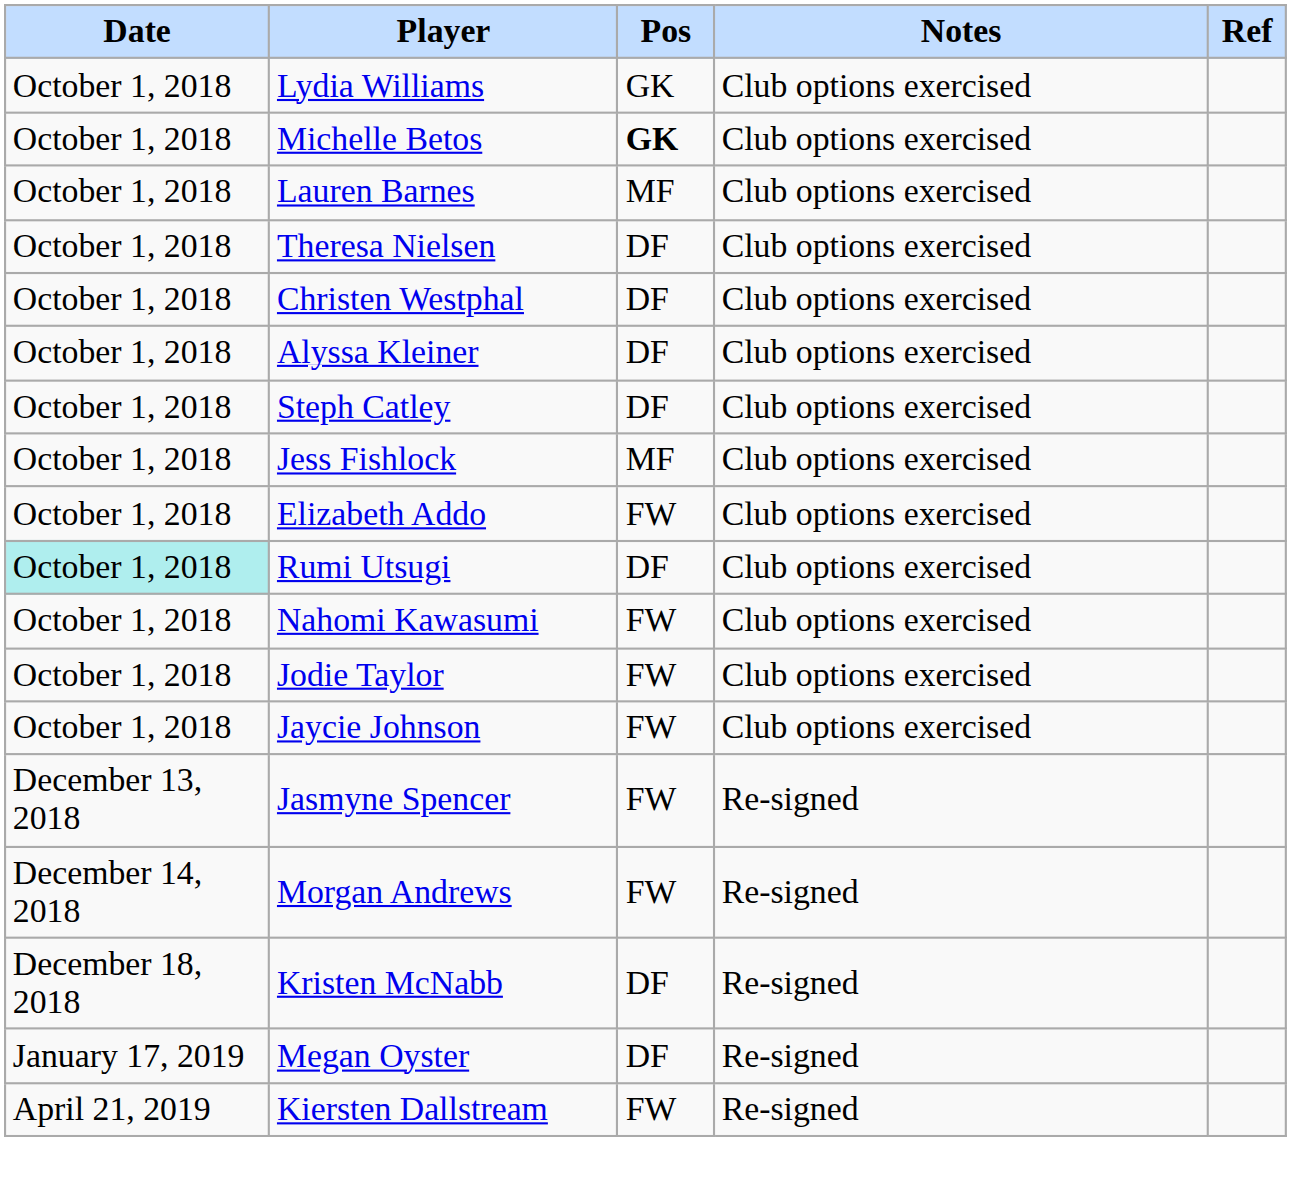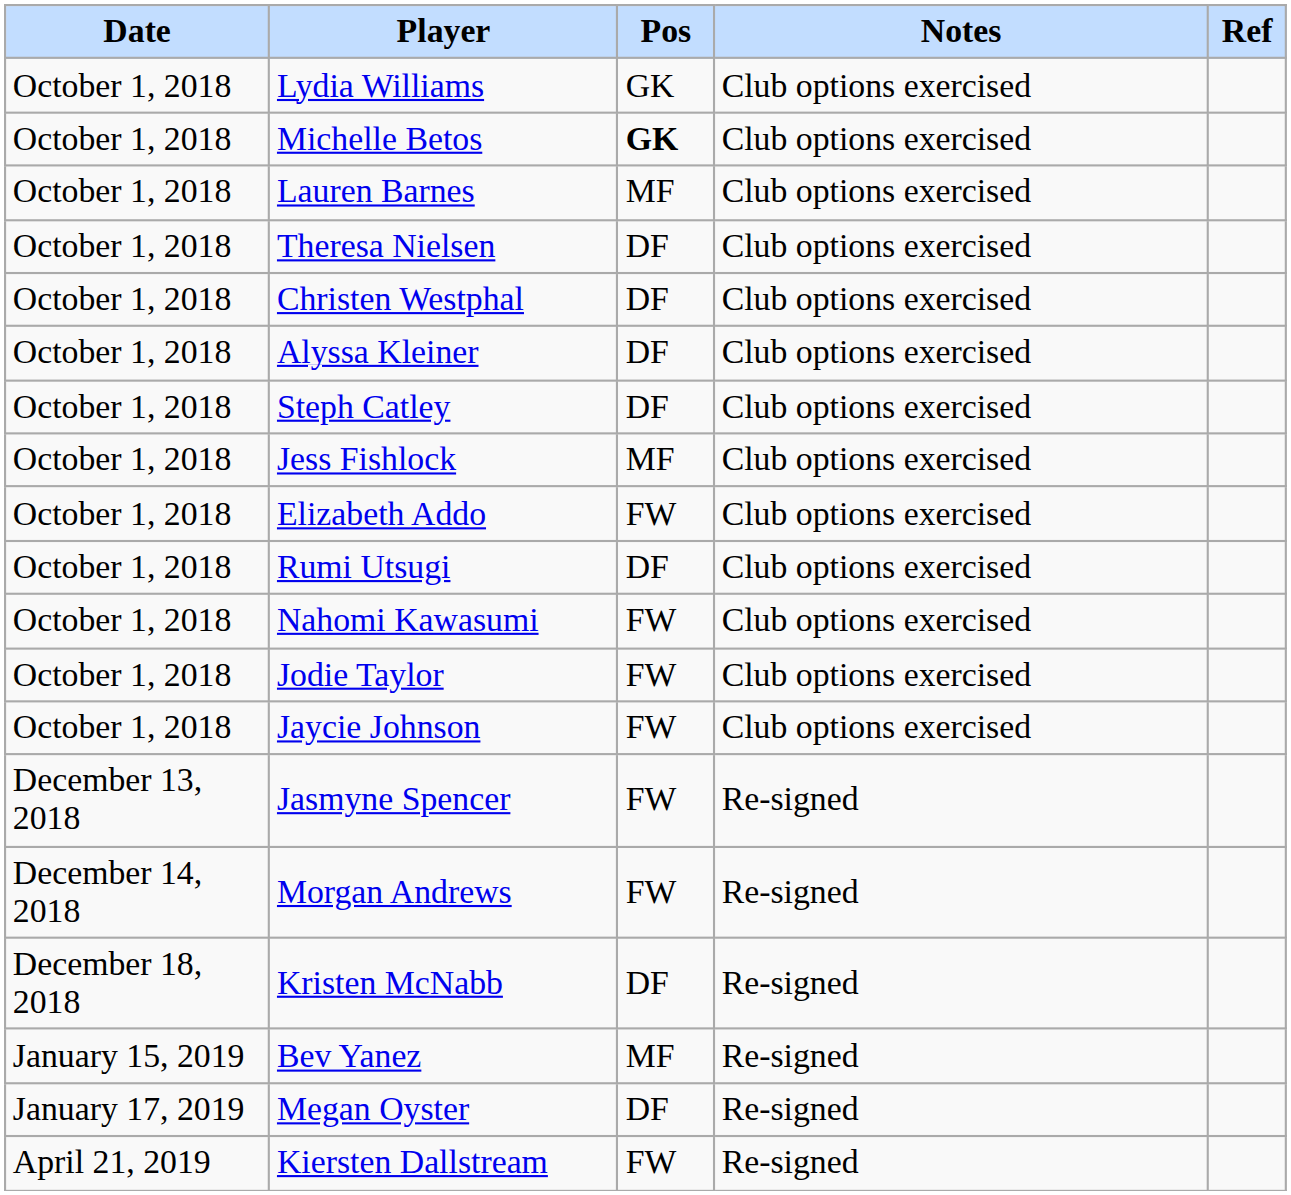(122, 566) paleturquoise background -> (122, 566) no background
+ row: (349, 1055)
